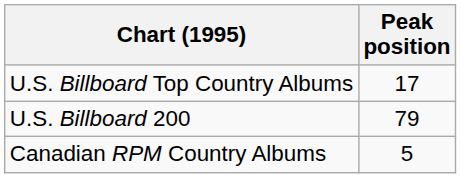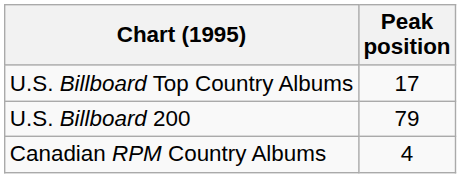(407, 154) 5 -> (407, 154) 4
